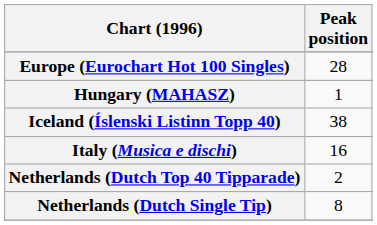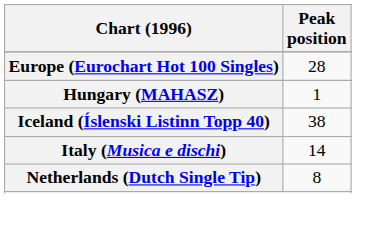(338, 149) 16 -> (317, 149) 14
- row: (154, 177)
